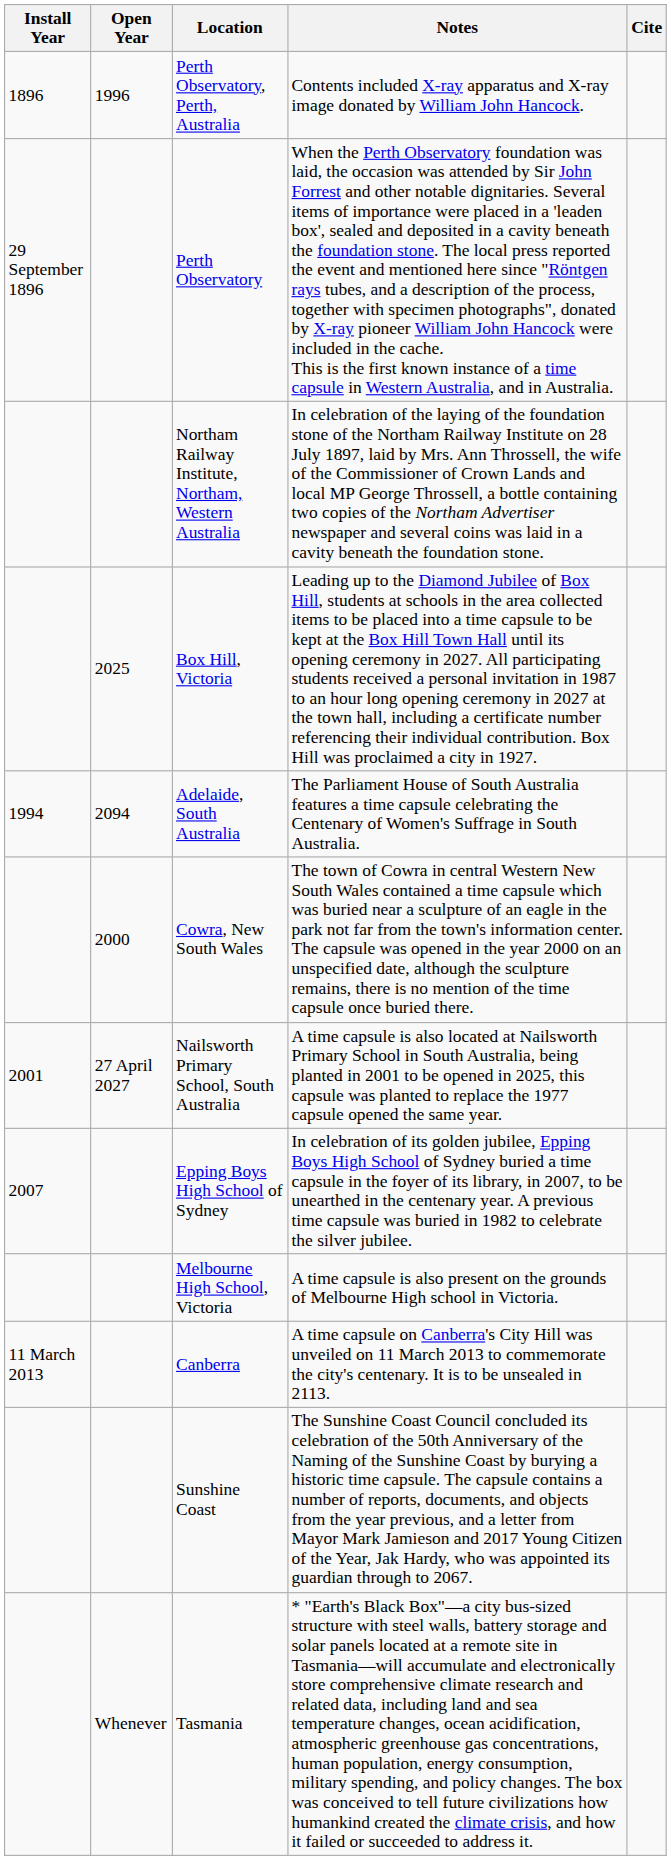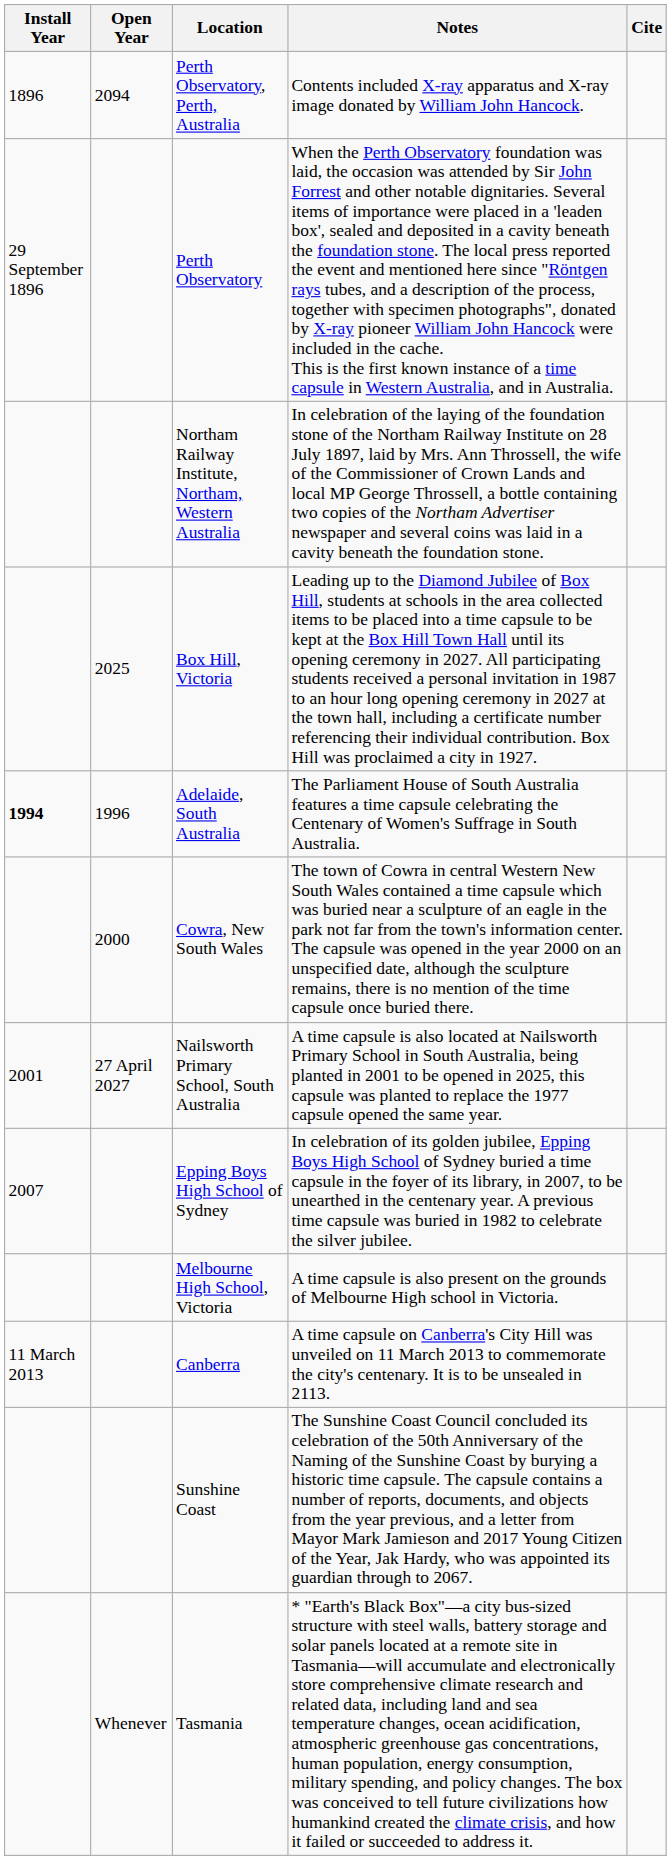(112, 95) 1996 -> (112, 95) 2094
(26, 813) normal -> (26, 813) bold
(112, 813) 2094 -> (112, 813) 1996
